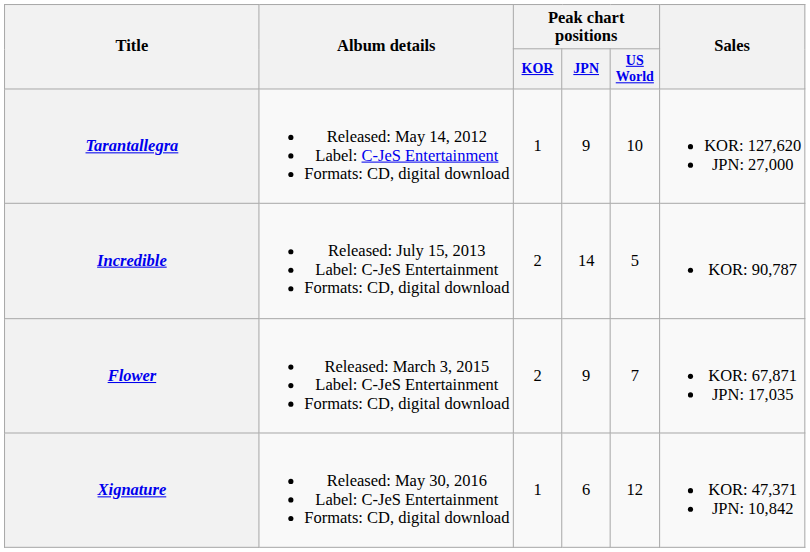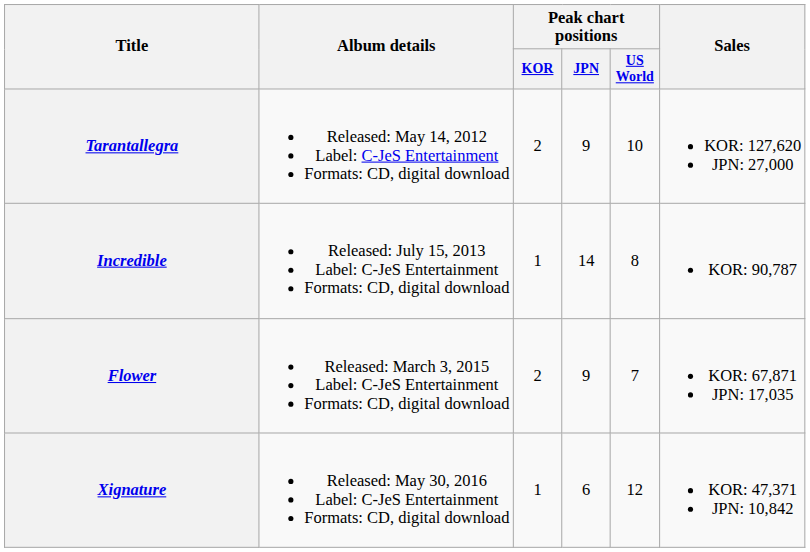(538, 146) 1 -> (538, 146) 2
(538, 260) 2 -> (538, 260) 1
(635, 260) 5 -> (635, 260) 8
